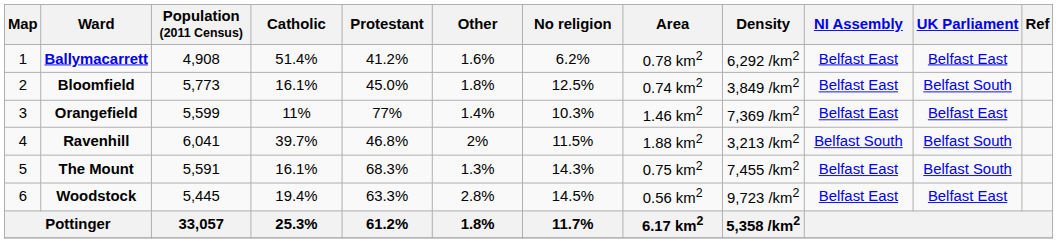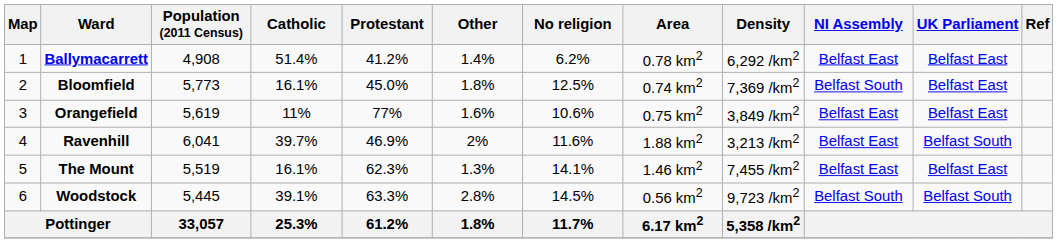(478, 58) 1.6% -> (478, 58) 1.4%
(763, 86) 3,849 /km2 -> (763, 86) 7,369 /km2
(858, 86) Belfast East -> (858, 86) Belfast South
(968, 86) Belfast South -> (968, 86) Belfast East
(201, 113) 5,599 -> (201, 113) 5,619
(478, 113) 1.4% -> (478, 113) 1.6%
(573, 113) 10.3% -> (573, 113) 10.6%
(673, 113) 1.46 km2 -> (673, 113) 0.75 km2
(763, 113) 7,369 /km2 -> (763, 113) 3,849 /km2
(387, 141) 46.8% -> (387, 141) 46.9%
(573, 141) 11.5% -> (573, 141) 11.6%
(858, 141) Belfast South -> (858, 141) Belfast East
(201, 169) 5,591 -> (201, 169) 5,519
(387, 169) 68.3% -> (387, 169) 62.3%
(573, 169) 14.3% -> (573, 169) 14.1%
(673, 169) 0.75 km2 -> (673, 169) 1.46 km2
(968, 169) Belfast South -> (968, 169) Belfast East
(296, 196) 19.4% -> (296, 196) 39.1%
(858, 196) Belfast East -> (858, 196) Belfast South
(968, 196) Belfast East -> (968, 196) Belfast South
